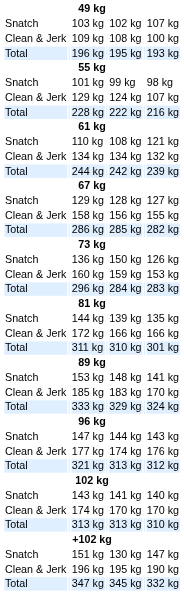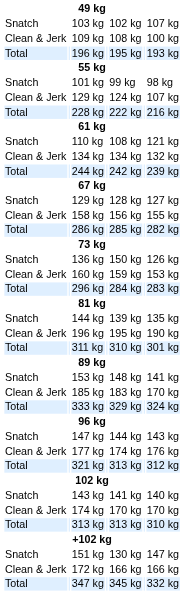rows swapped: (36, 333) <-> (36, 569)
